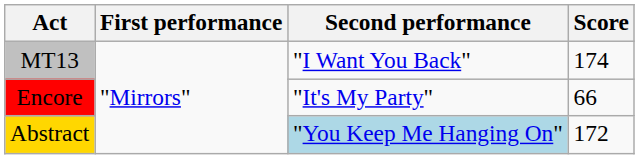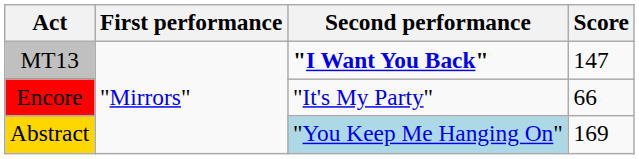(382, 60) normal -> (391, 60) bold
(591, 60) 174 -> (591, 60) 147
(591, 134) 172 -> (591, 134) 169
